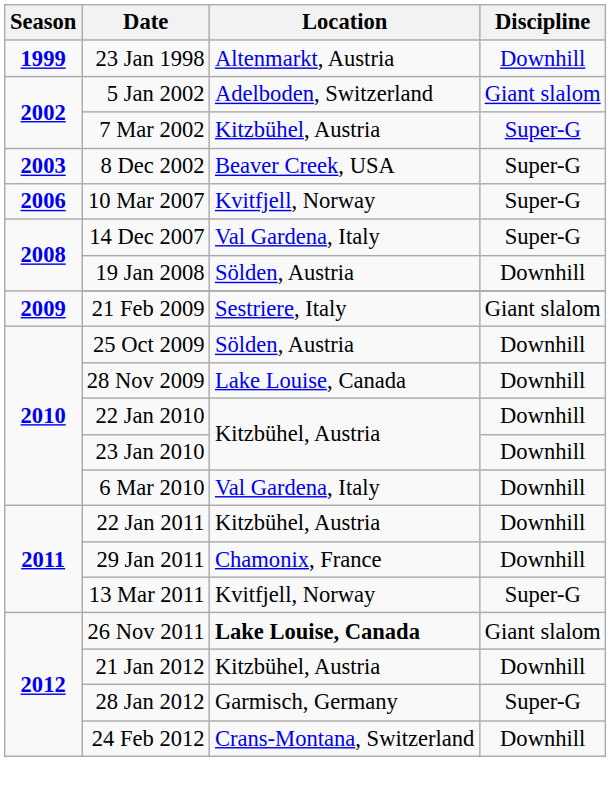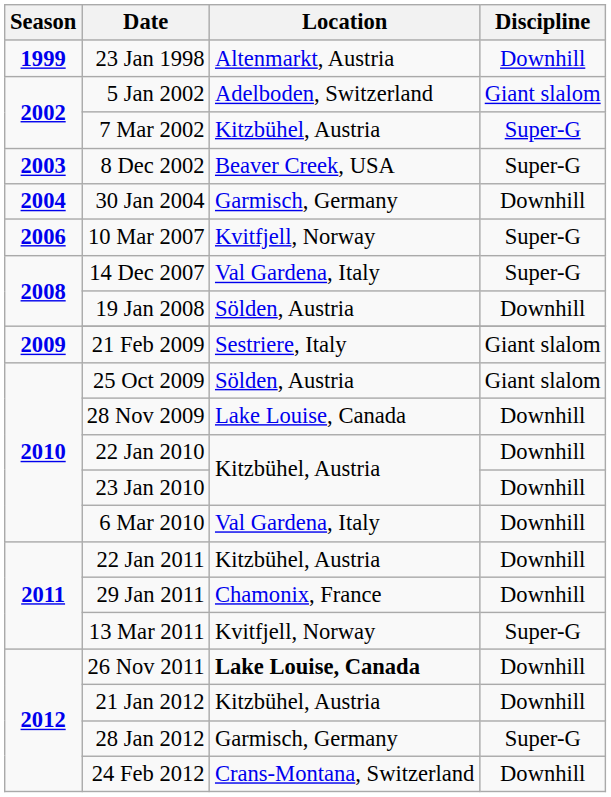+ row: (150, 201)
(543, 344) Downhill -> (543, 380) Giant slalom
(543, 630) Giant slalom -> (543, 666) Downhill
